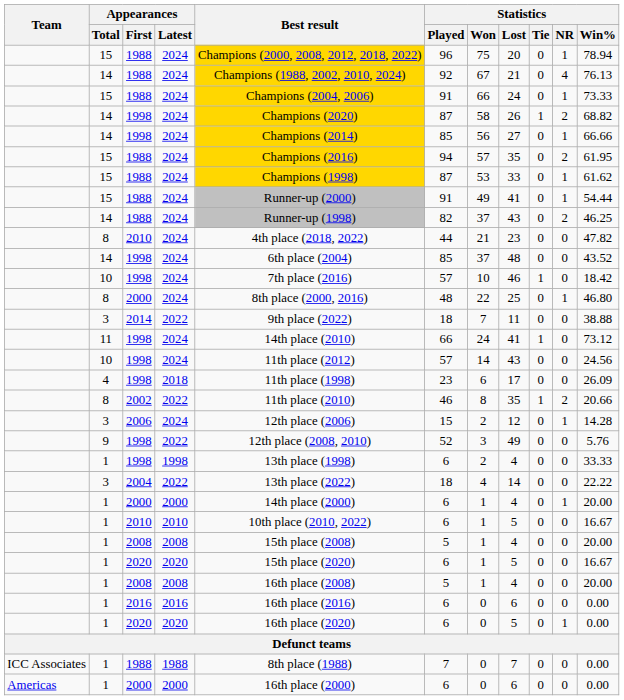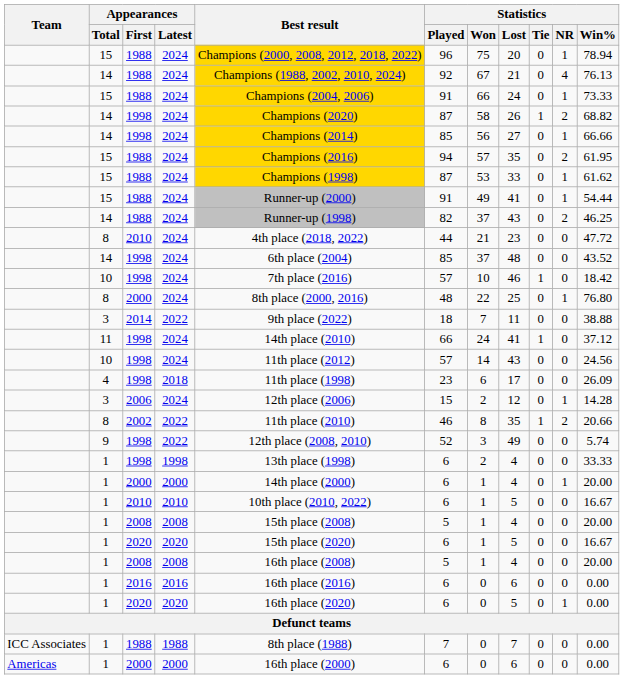(598, 237) 47.82 -> (598, 237) 47.72
(598, 298) 46.80 -> (598, 298) 76.80
(598, 339) 73.12 -> (598, 339) 37.12
rows swapped: (106, 400) <-> (106, 420)
(598, 440) 5.76 -> (598, 440) 5.74
- row: (106, 481)
